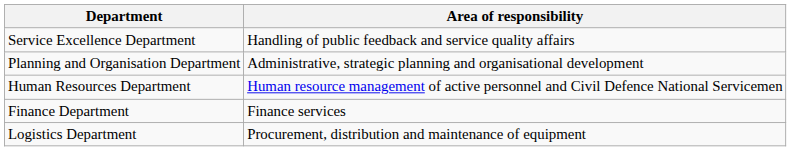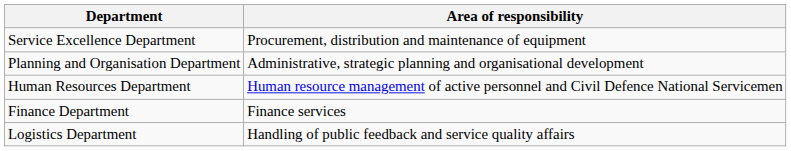(411, 39) Handling of public feedback and service quality affairs -> (417, 39) Procurement, distribution and maintenance of equipment
(417, 134) Procurement, distribution and maintenance of equipment -> (411, 134) Handling of public feedback and service quality affairs
